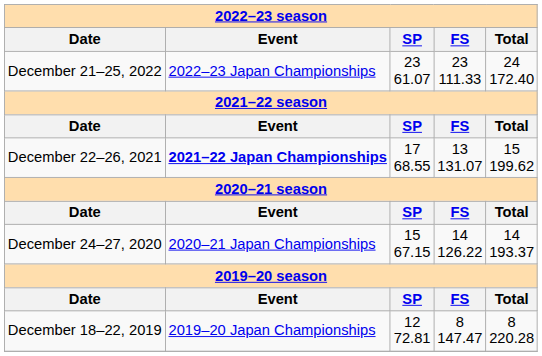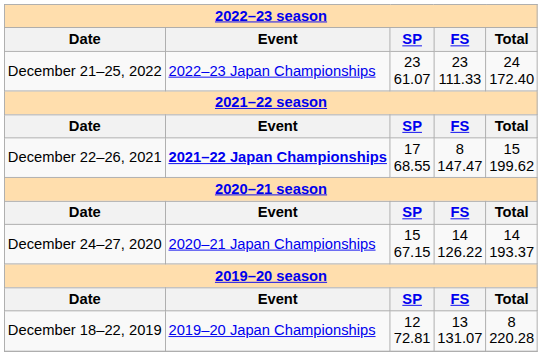(460, 157) 13 131.07 -> (460, 157) 8 147.47
(460, 330) 8 147.47 -> (460, 330) 13 131.07
